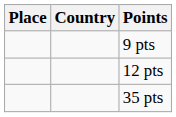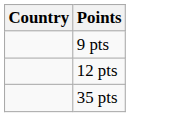- column: (28, 17)
